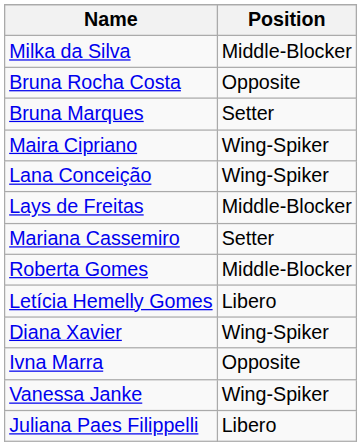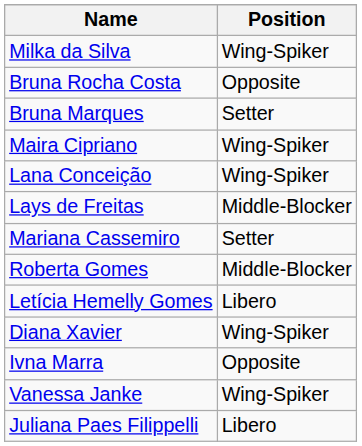(287, 51) Middle-Blocker -> (275, 51) Wing-Spiker
